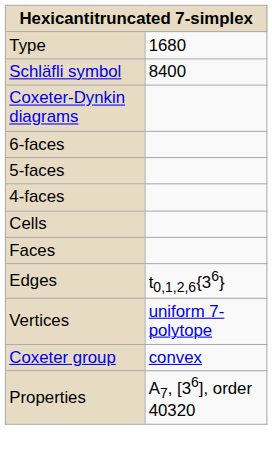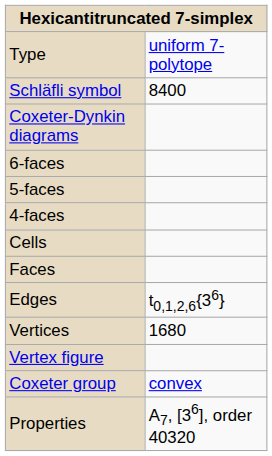(167, 45) 1680 -> (187, 54) uniform 7-polytope
(187, 321) uniform 7-polytope -> (167, 330) 1680
+ row: (56, 357)
